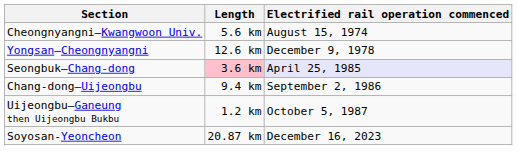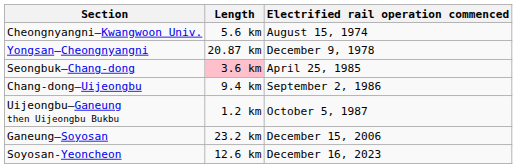(238, 50) 12.6 km -> (235, 50) 20.87 km
(314, 68) lavender background -> (314, 68) no background
+ row: (58, 136)
(235, 136) 20.87 km -> (238, 154) 12.6 km
